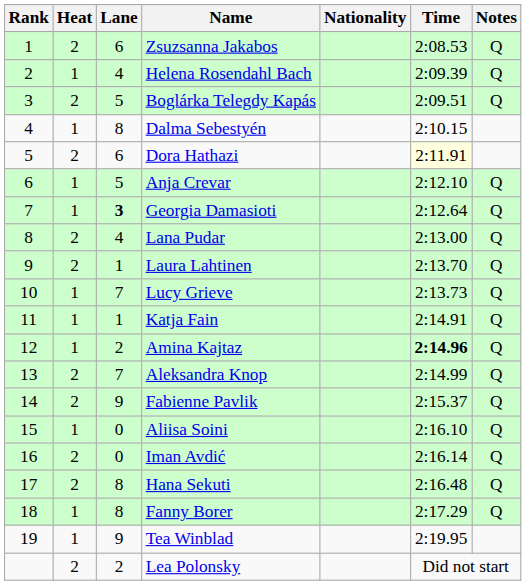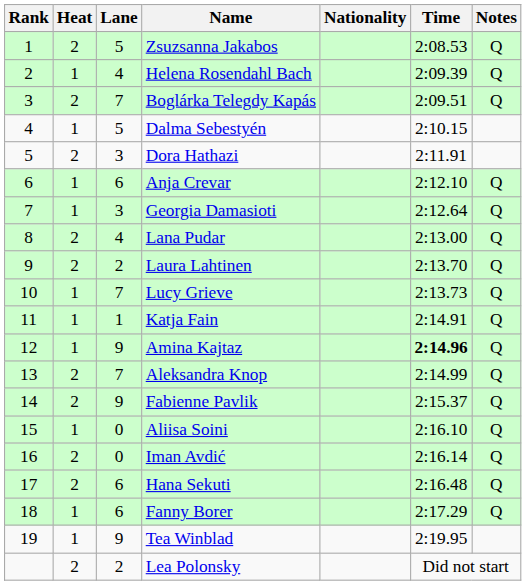(119, 45) 6 -> (119, 45) 5
(119, 100) 5 -> (119, 100) 7
(119, 127) 8 -> (119, 127) 5
(119, 155) 6 -> (119, 155) 3
(441, 155) lightyellow background -> (441, 155) no background
(119, 182) 5 -> (119, 182) 6
(119, 210) bold -> (119, 210) normal
(119, 264) 1 -> (119, 264) 2
(119, 347) 2 -> (119, 347) 9
(119, 484) 8 -> (119, 484) 6
(119, 511) 8 -> (119, 511) 6
